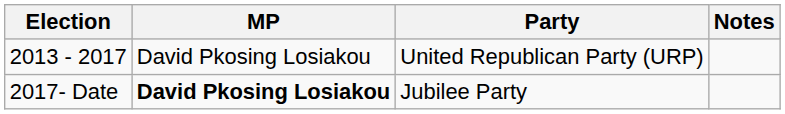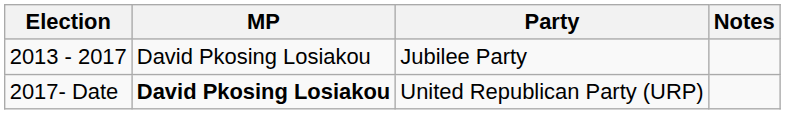(552, 56) United Republican Party (URP) -> (464, 56) Jubilee Party
(464, 91) Jubilee Party -> (552, 91) United Republican Party (URP)
